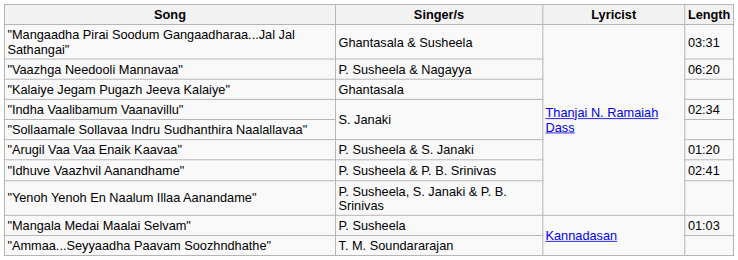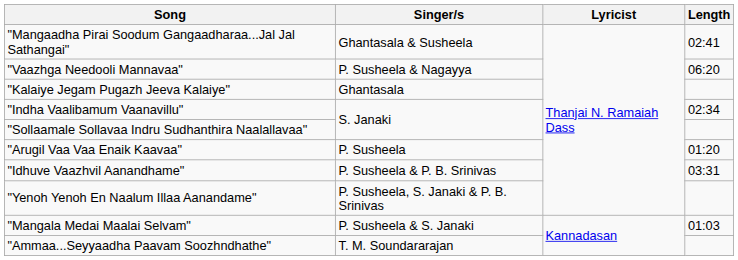(704, 42) 03:31 -> (704, 42) 02:41
(406, 150) P. Susheela & S. Janaki -> (372, 150) P. Susheela
(704, 170) 02:41 -> (704, 170) 03:31
(372, 225) P. Susheela -> (406, 225) P. Susheela & S. Janaki
